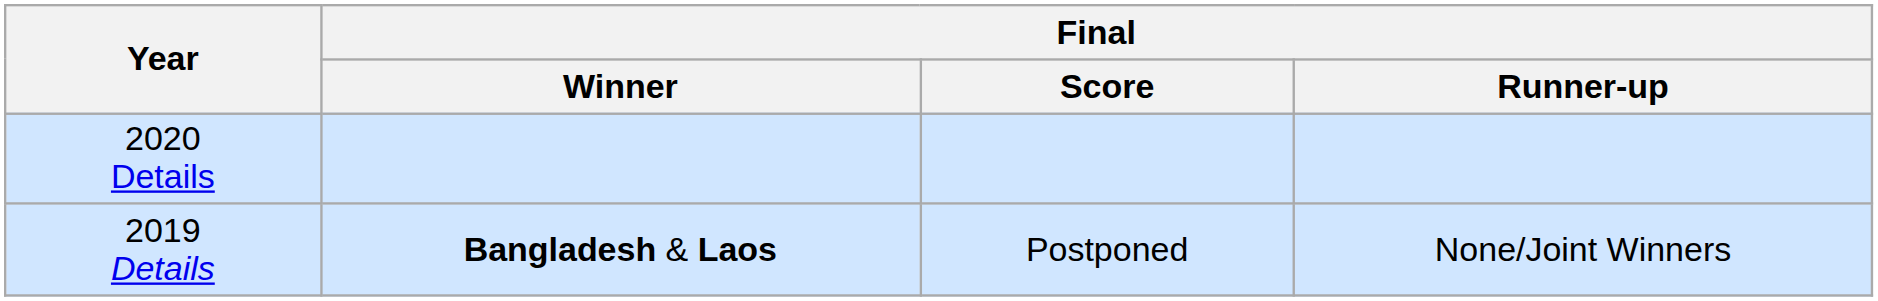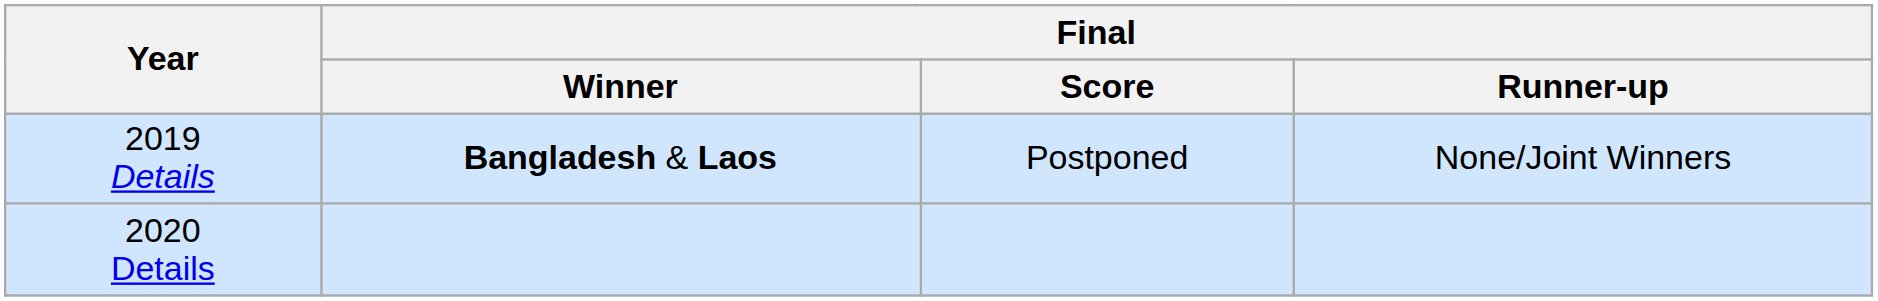rows swapped: (163, 250) <-> (163, 159)
